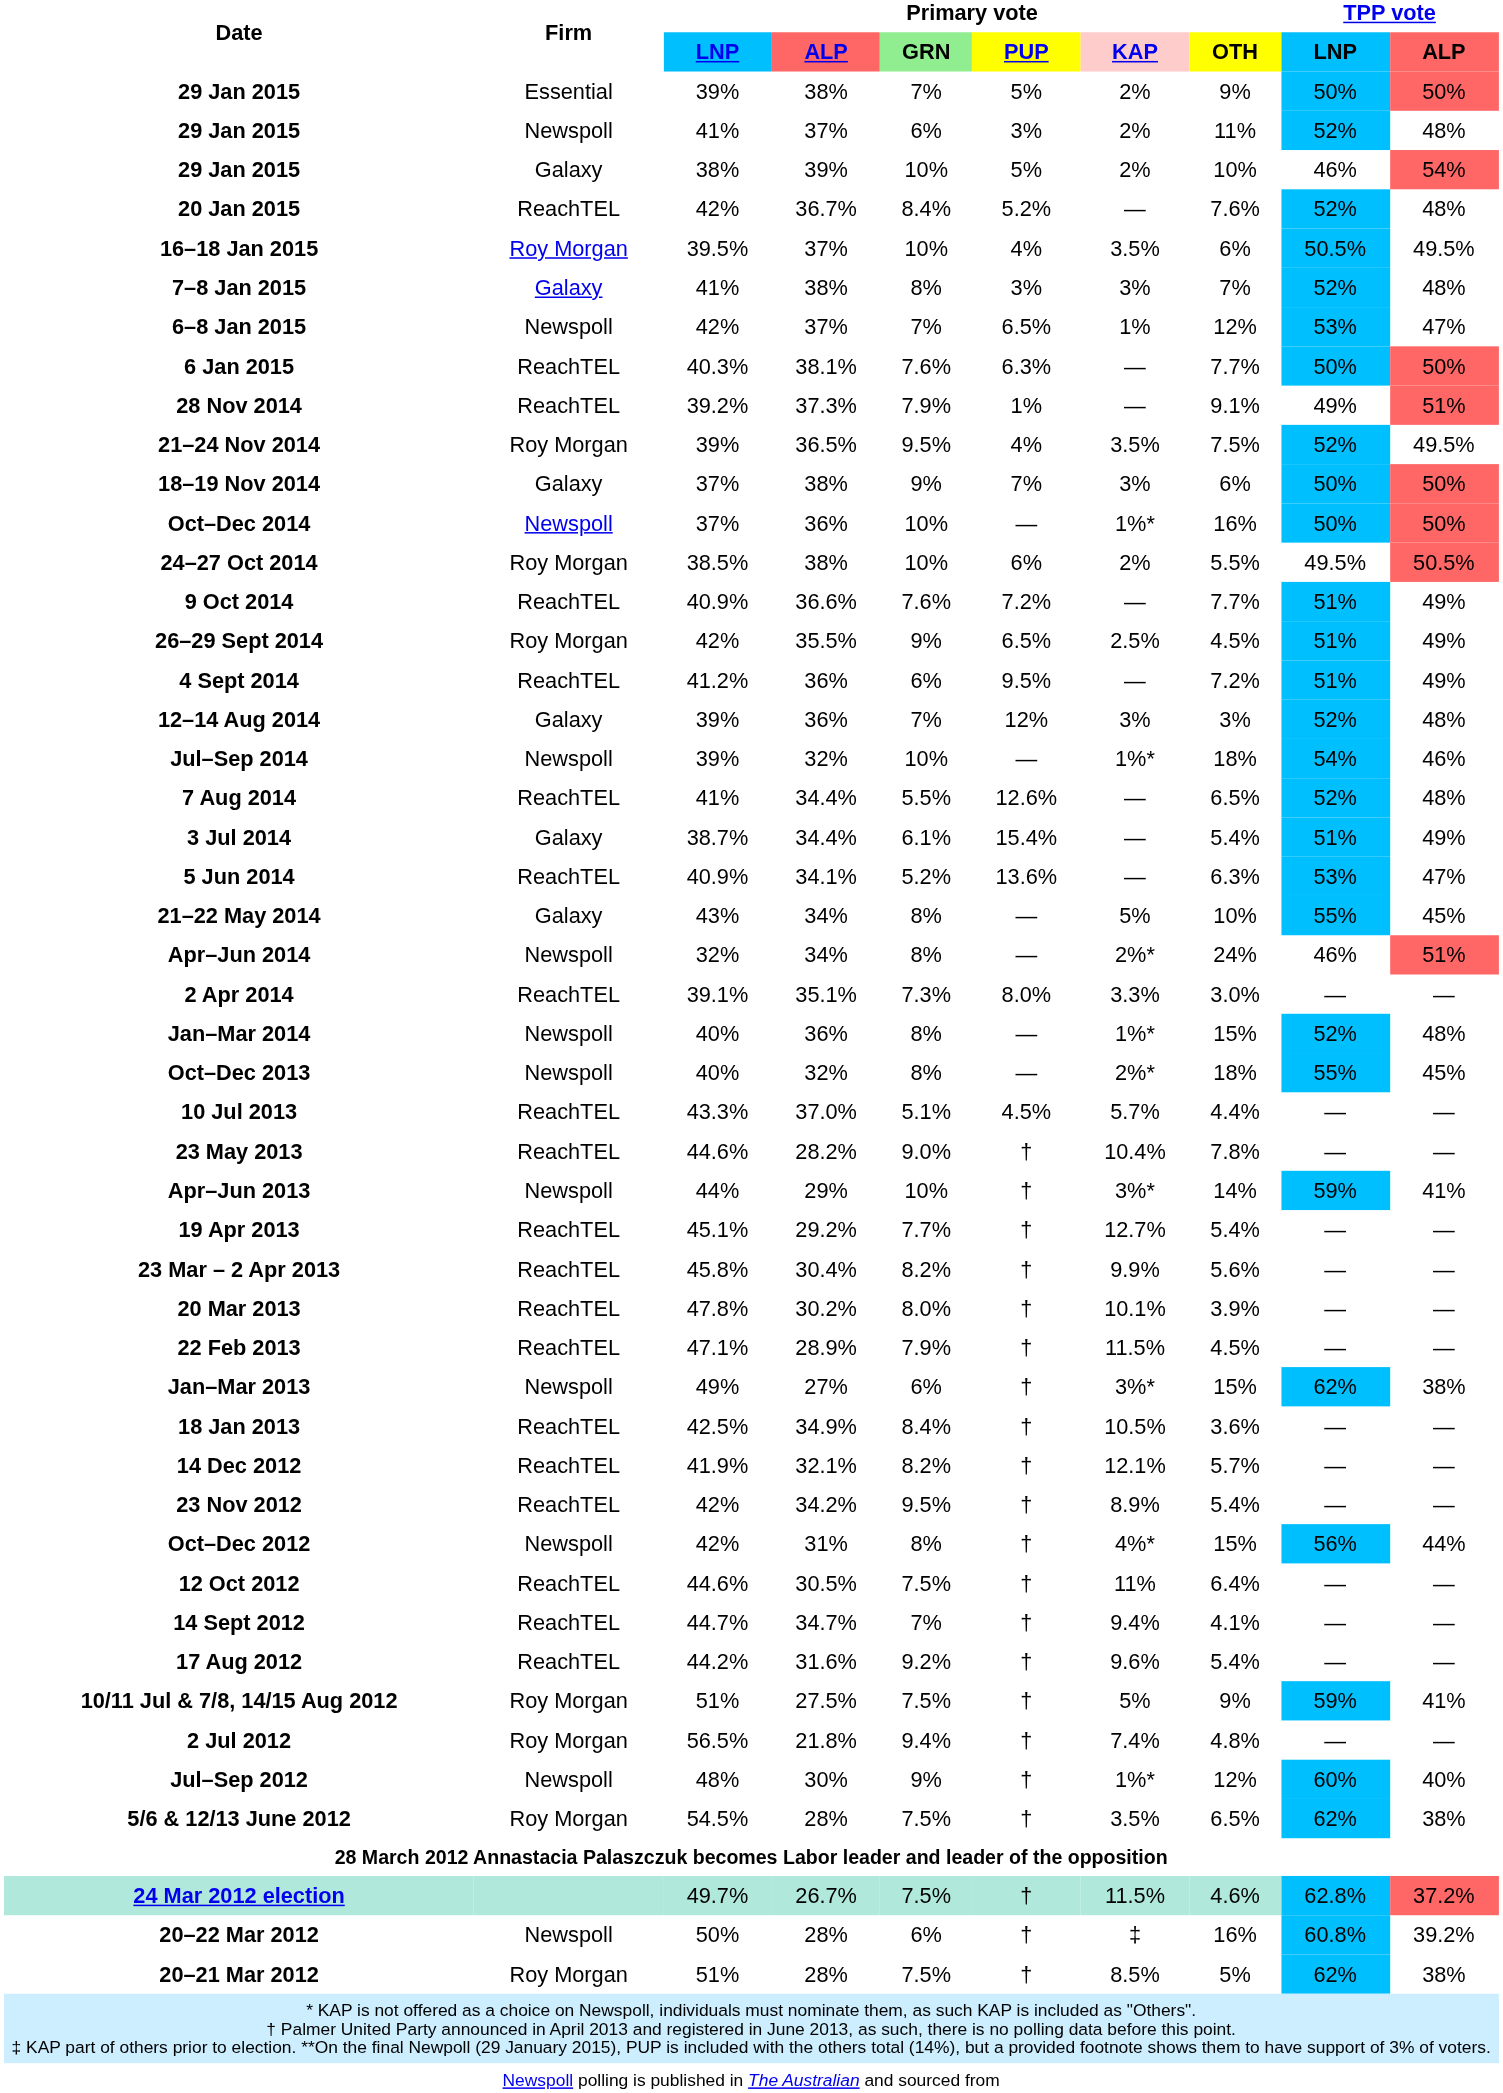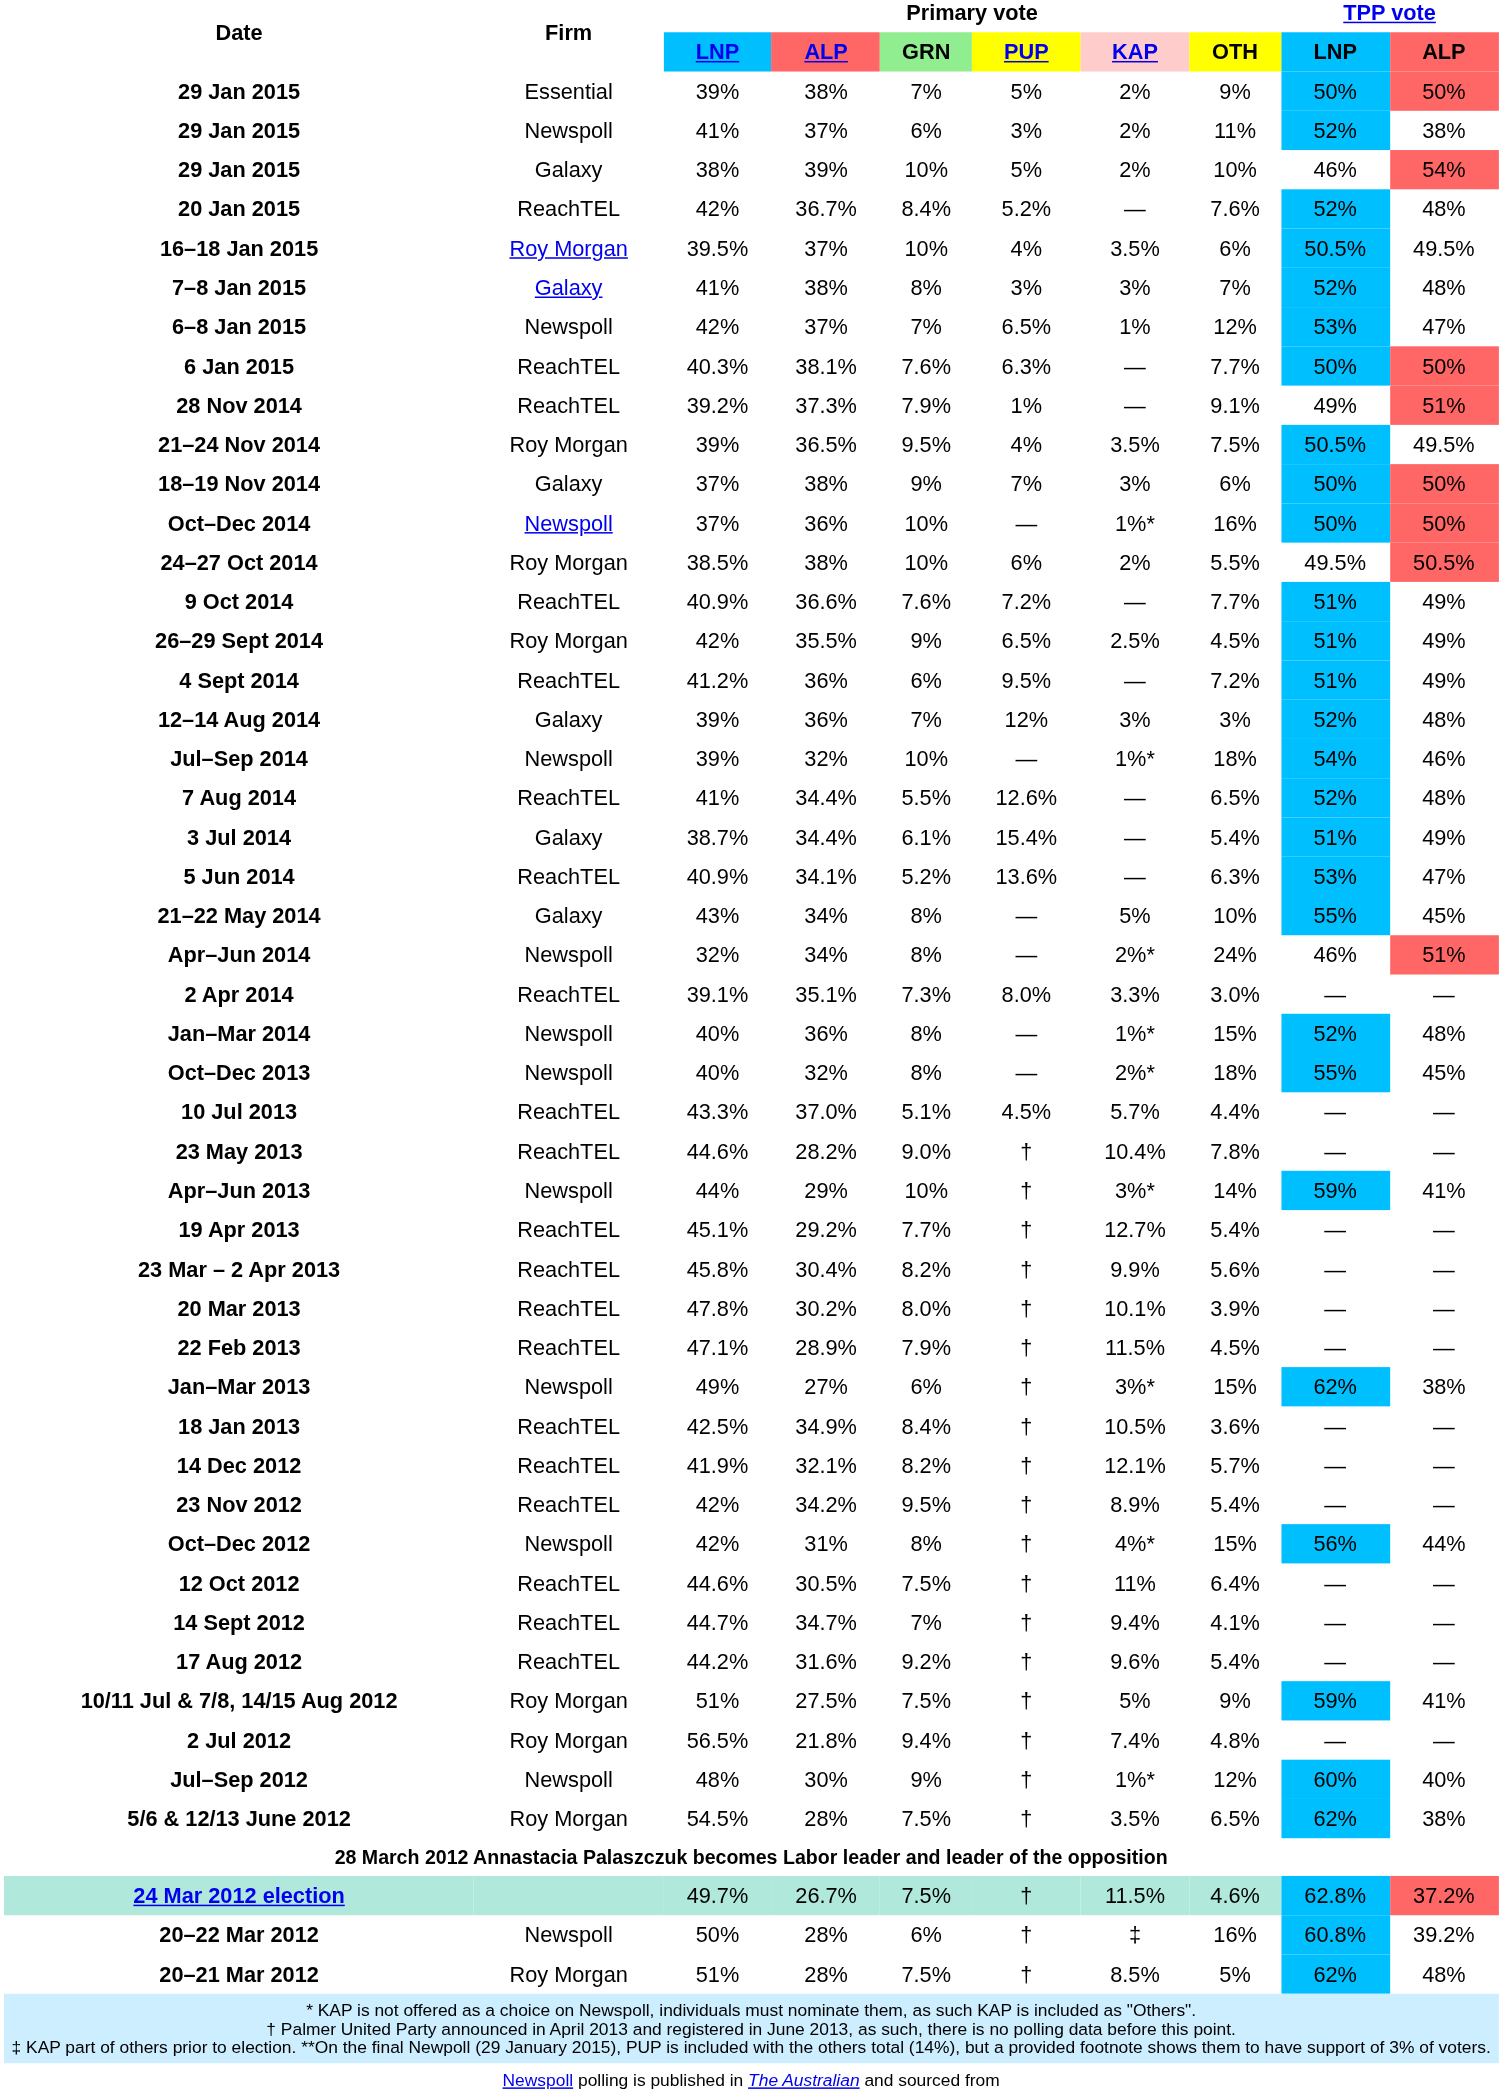(1444, 130) 48% -> (1444, 130) 38%
(1335, 444) 52% -> (1335, 444) 50.5%
(1444, 1974) 38% -> (1444, 1974) 48%
